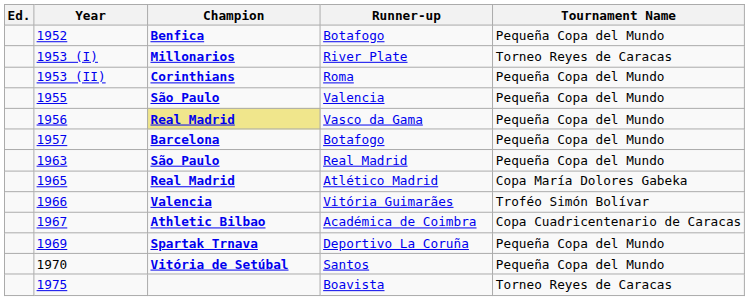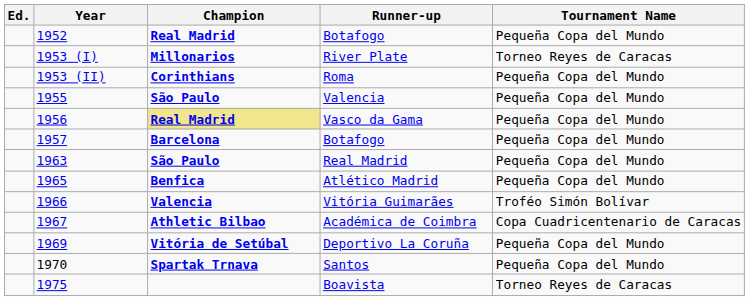(177, 36) Benfica -> (193, 36) Real Madrid
(193, 181) Real Madrid -> (177, 181) Benfica
(592, 181) Copa María Dolores Gabeka -> (580, 181) Pequeña Copa del Mundo
(204, 243) Spartak Trnava -> (220, 243) Vitória de Setúbal
(220, 264) Vitória de Setúbal -> (204, 264) Spartak Trnava
